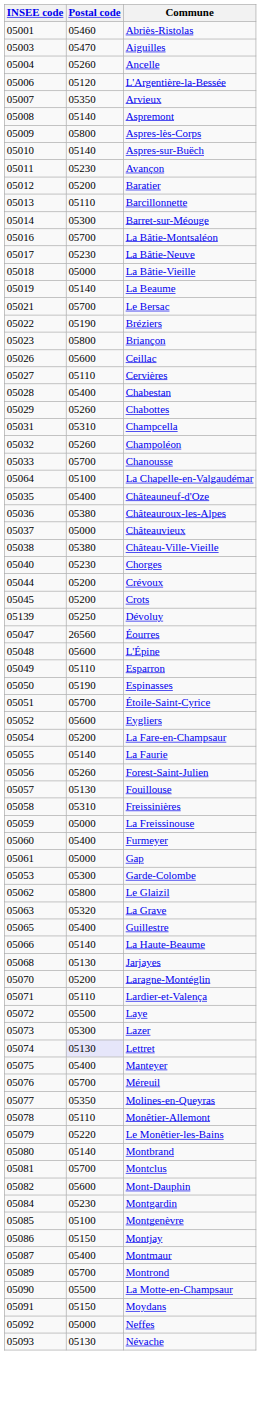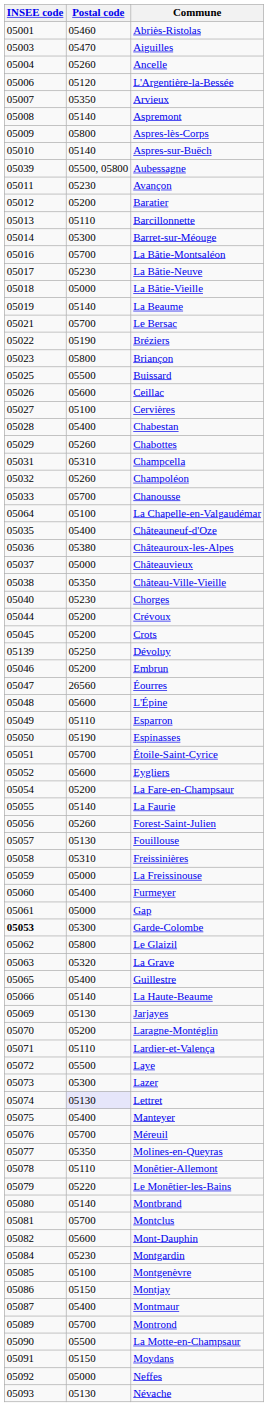+ row: (160, 168)
+ row: (152, 375)
(82, 375) 05110 -> (82, 409) 05100
(82, 548) 05380 -> (82, 582) 05350
+ row: (151, 668)
(20, 875) normal -> (20, 927) bold
(20, 962) 05068 -> (20, 1013) 05069
